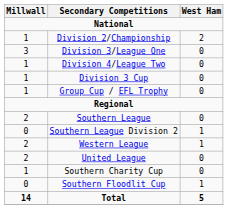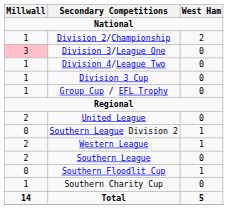(26, 51) no background -> (26, 51) pink background
rows swapped: (114, 118) <-> (114, 158)
rows swapped: (114, 185) <-> (114, 171)
